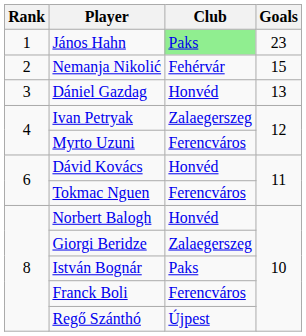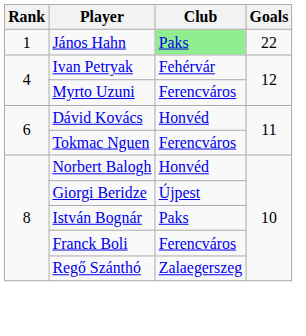(279, 42) 23 -> (269, 42) 22
- row: (107, 67)
- row: (100, 92)
(210, 117) Zalaegerszeg -> (187, 67) Fehérvár
(210, 243) Zalaegerszeg -> (179, 192) Újpest
(189, 318) Újpest -> (200, 268) Zalaegerszeg
